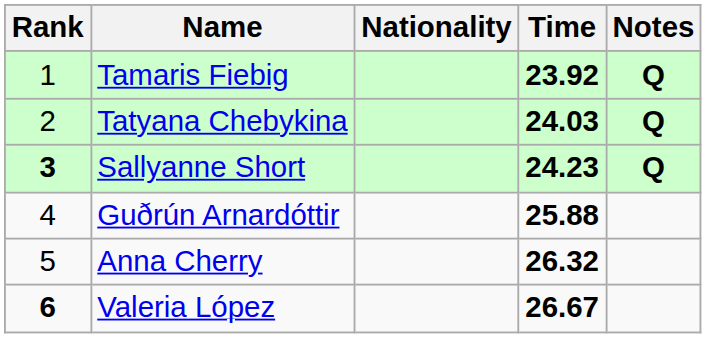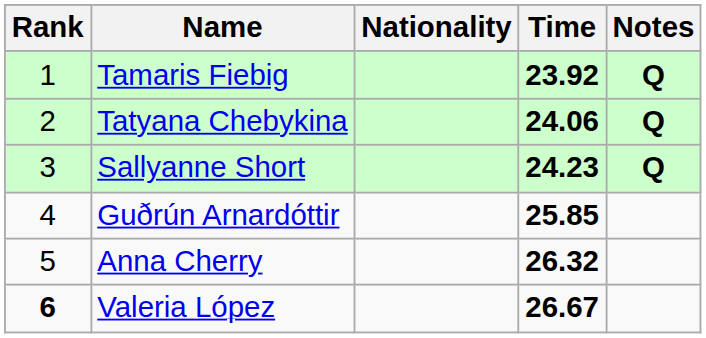(562, 121) 24.03 -> (562, 121) 24.06
(48, 167) bold -> (48, 167) normal
(562, 214) 25.88 -> (562, 214) 25.85
